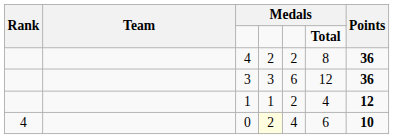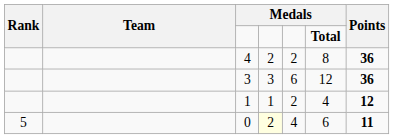(23, 123) 4 -> (23, 123) 5
(367, 123) 10 -> (367, 123) 11
